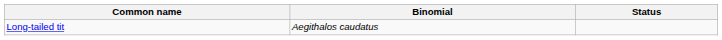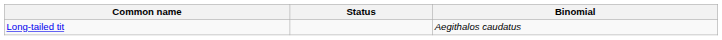columns swapped: (432, 12) <-> (647, 12)
